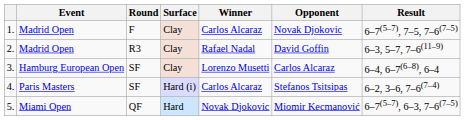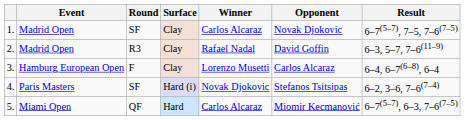(132, 30) F -> (135, 30) SF
(135, 68) SF -> (132, 68) F
(232, 87) Carlos Alcaraz -> (235, 87) Novak Djokovic
(235, 106) Novak Djokovic -> (232, 106) Carlos Alcaraz
